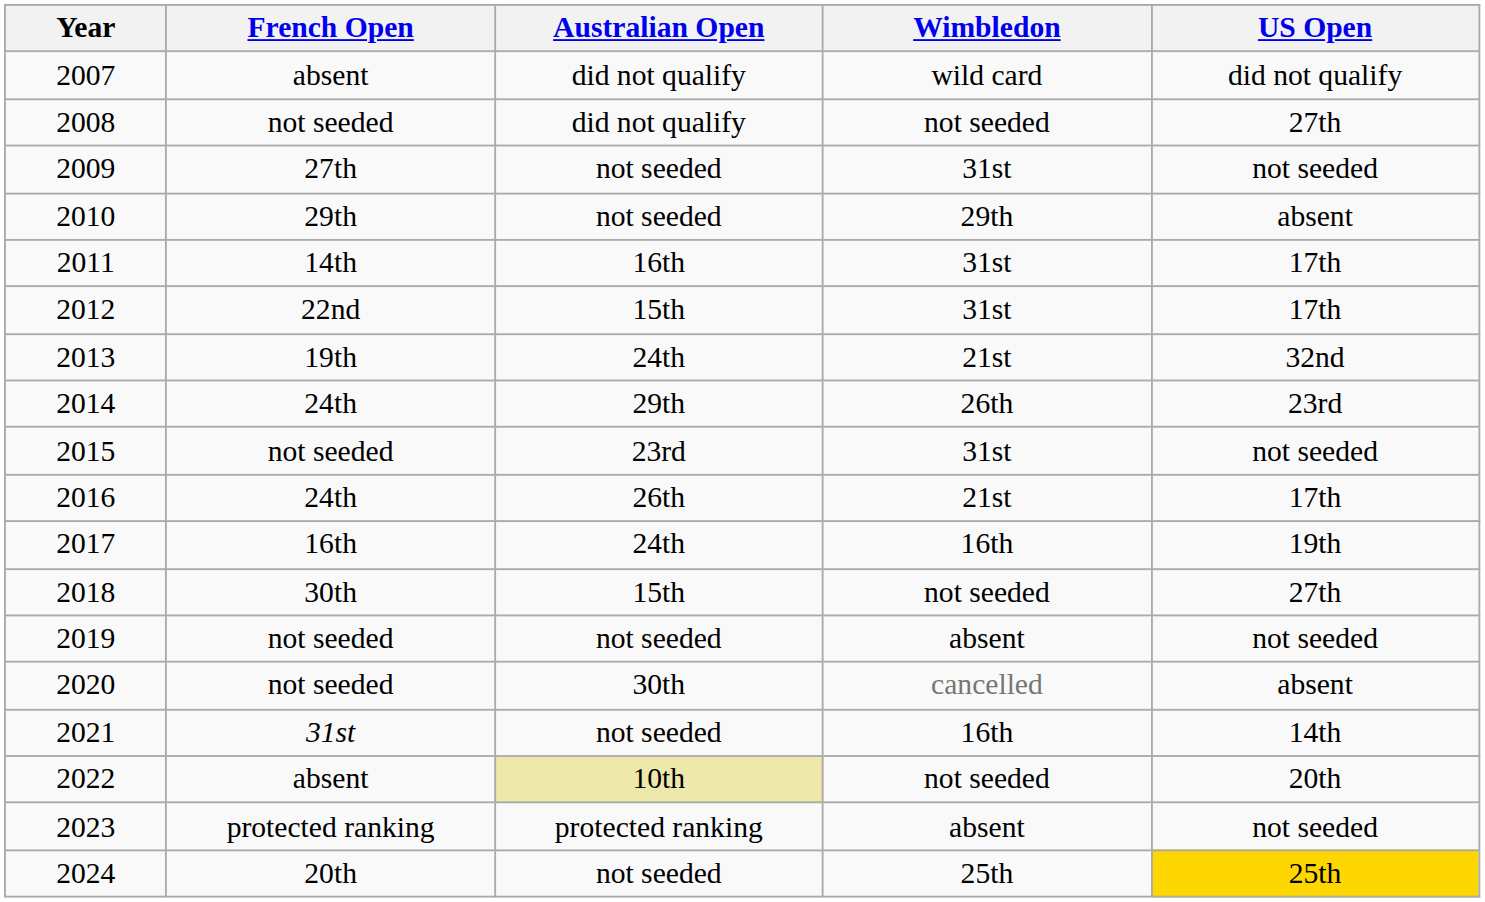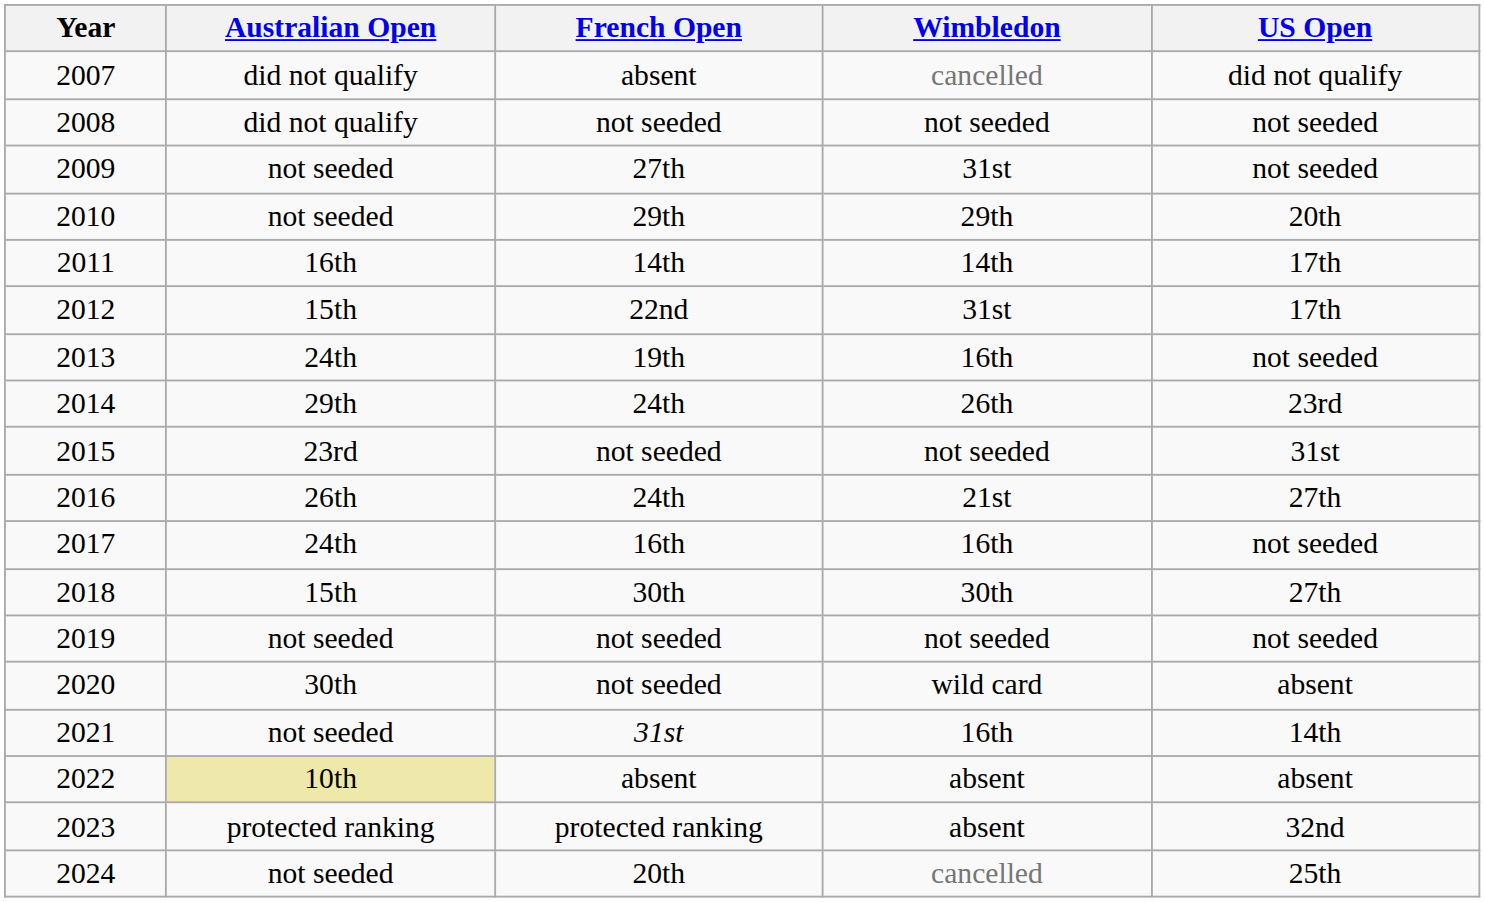columns swapped: (659, 27) <-> (331, 27)
(987, 74) wild card -> (987, 74) cancelled
(1315, 121) 27th -> (1315, 121) not seeded
(1315, 215) absent -> (1315, 215) 20th
(987, 262) 31st -> (987, 262) 14th
(987, 356) 21st -> (987, 356) 16th
(1315, 356) 32nd -> (1315, 356) not seeded
(987, 450) 31st -> (987, 450) not seeded
(1315, 450) not seeded -> (1315, 450) 31st
(1315, 497) 17th -> (1315, 497) 27th
(1315, 544) 19th -> (1315, 544) not seeded
(987, 591) not seeded -> (987, 591) 30th
(987, 638) absent -> (987, 638) not seeded
(987, 685) cancelled -> (987, 685) wild card
(987, 779) not seeded -> (987, 779) absent
(1315, 779) 20th -> (1315, 779) absent
(1315, 826) not seeded -> (1315, 826) 32nd
(987, 872) 25th -> (987, 872) cancelled
(1315, 872) gold background -> (1315, 872) no background
